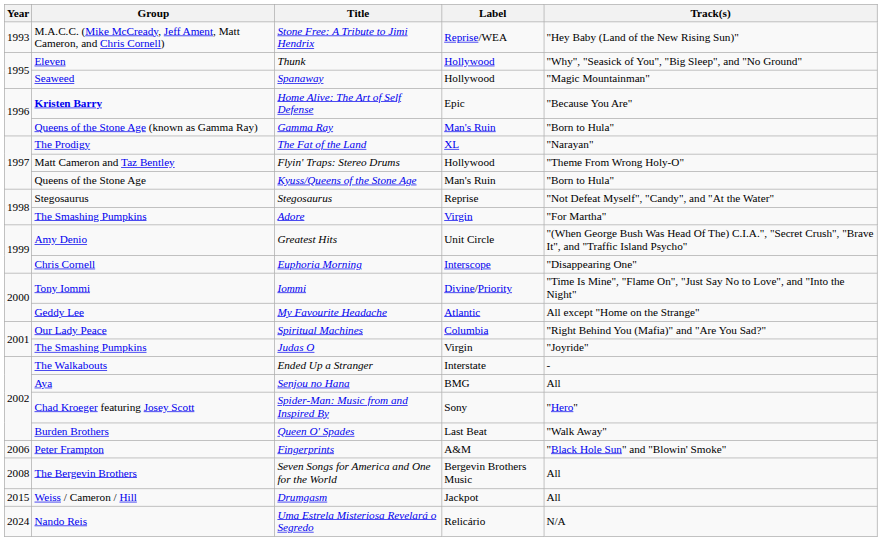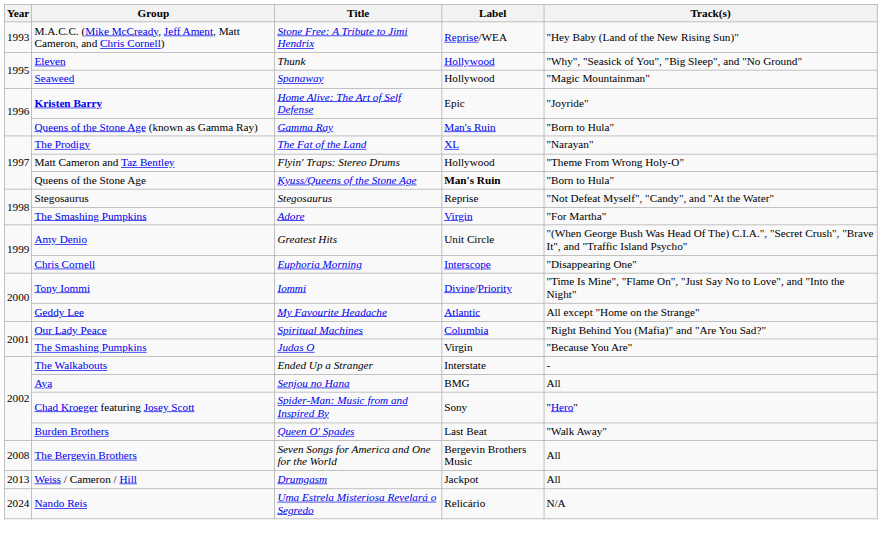(589, 103) "Because You Are" -> (567, 103) "Joyride"
(470, 180) normal -> (472, 180) bold
(567, 347) "Joyride" -> (589, 347) "Because You Are"
- row: (306, 449)
(18, 497) 2015 -> (18, 479) 2013
